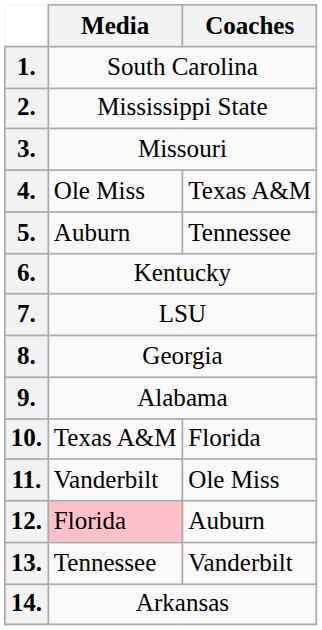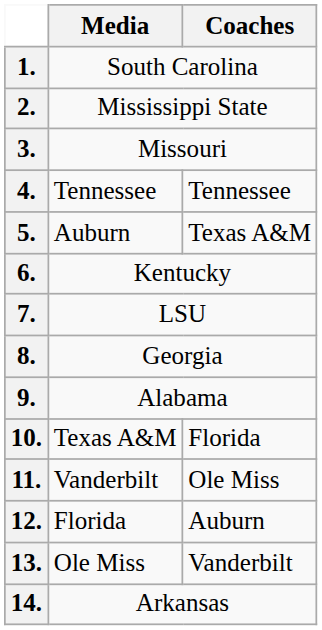(99, 190) Ole Miss -> (105, 190) Tennessee
(250, 190) Texas A&M -> (240, 190) Tennessee
(240, 232) Tennessee -> (250, 232) Texas A&M
(90, 521) pink background -> (90, 521) no background
(105, 562) Tennessee -> (99, 562) Ole Miss
